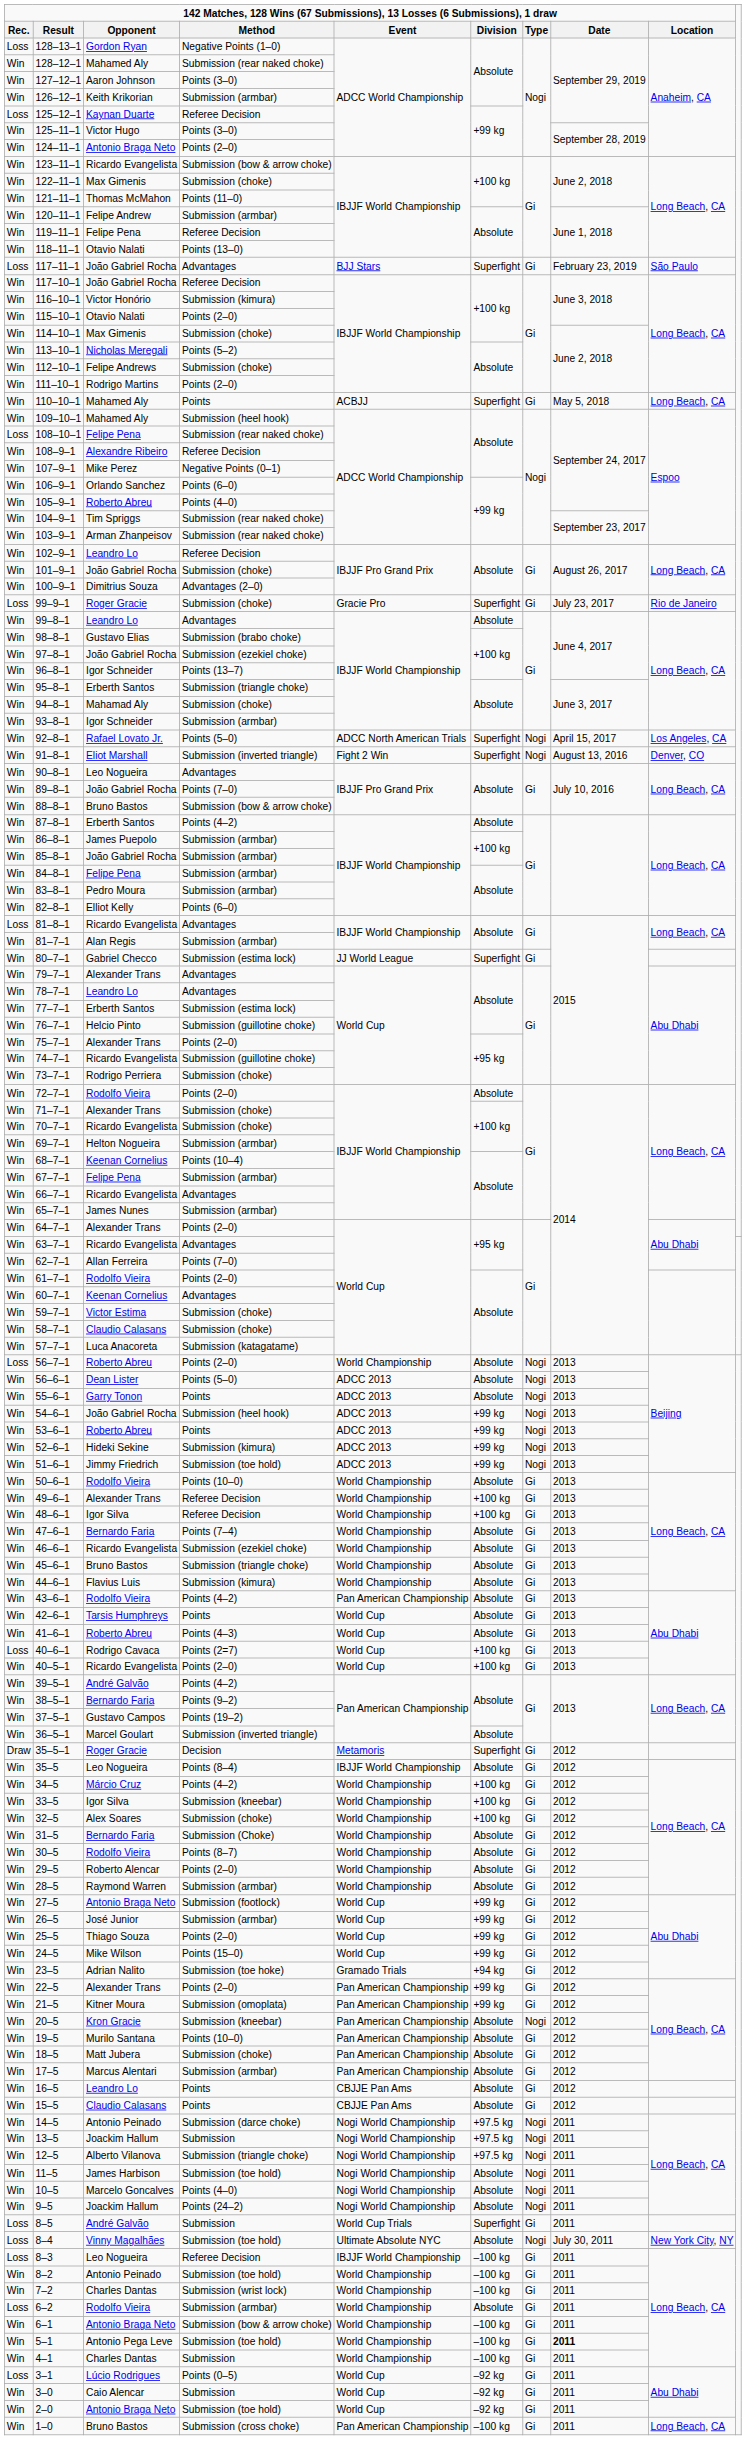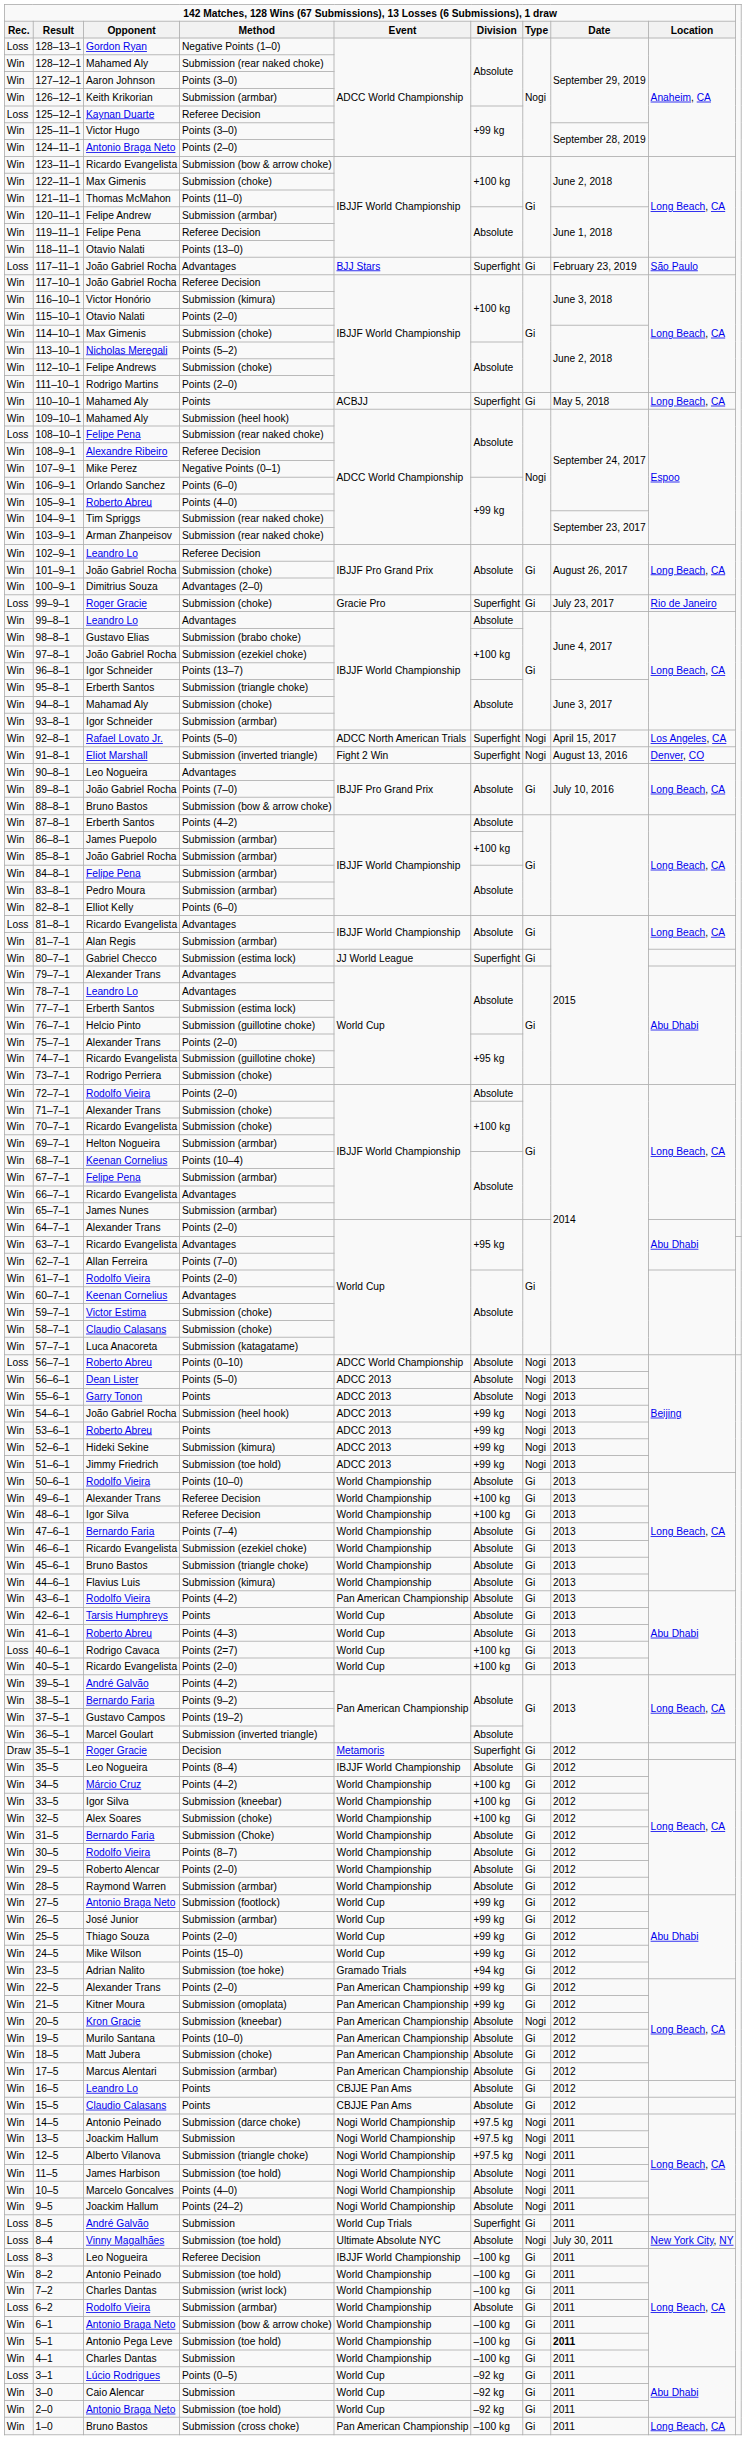(210, 1363) Points (2–0) -> (212, 1363) Points (0–10)
(384, 1363) World Championship -> (400, 1363) ADCC World Championship
